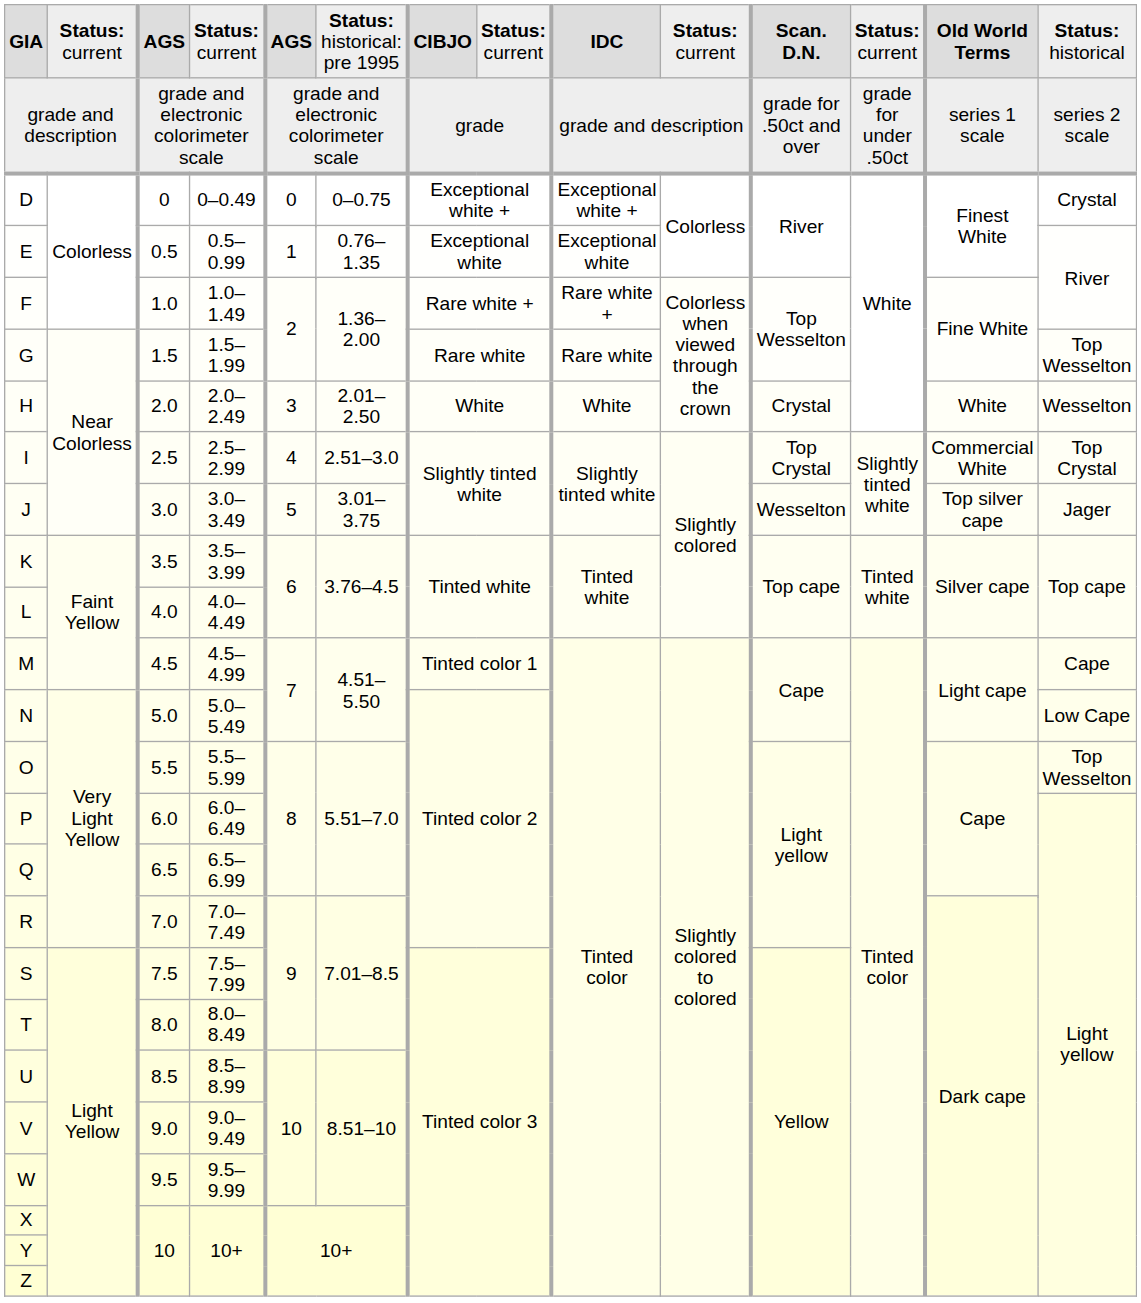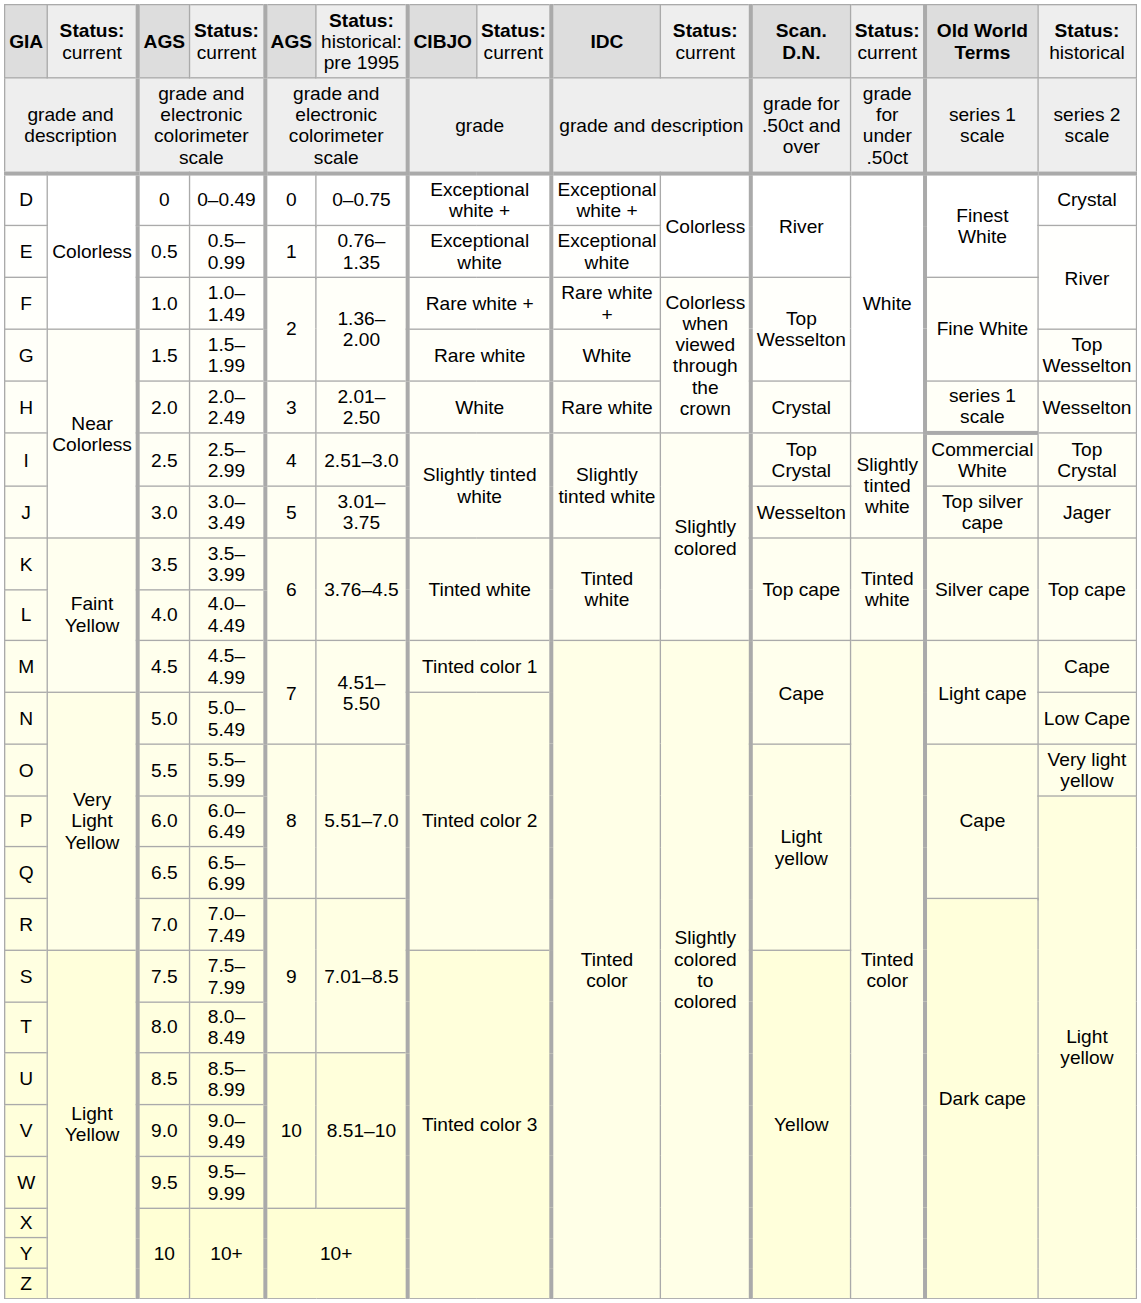(607, 355) Rare white -> (607, 355) White
(607, 407) White -> (607, 407) Rare white
(982, 407) White -> (982, 407) series 1 scale
(1087, 767) Top Wesselton -> (1087, 770) Very light yellow
